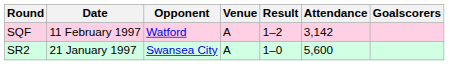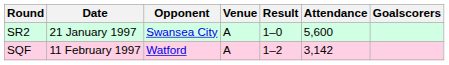rows swapped: (18, 50) <-> (19, 32)
